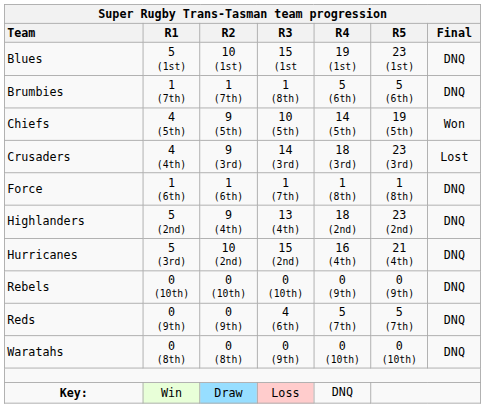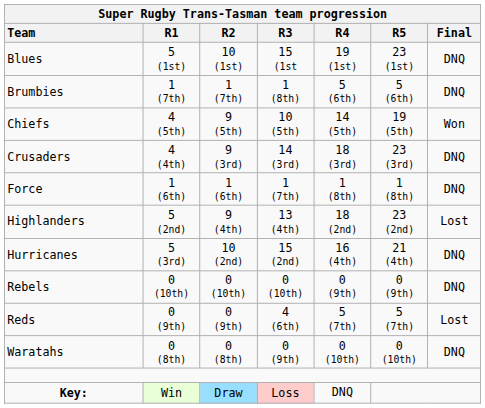(454, 157) Lost -> (454, 157) DNQ
(454, 222) DNQ -> (454, 222) Lost
(454, 319) DNQ -> (454, 319) Lost
